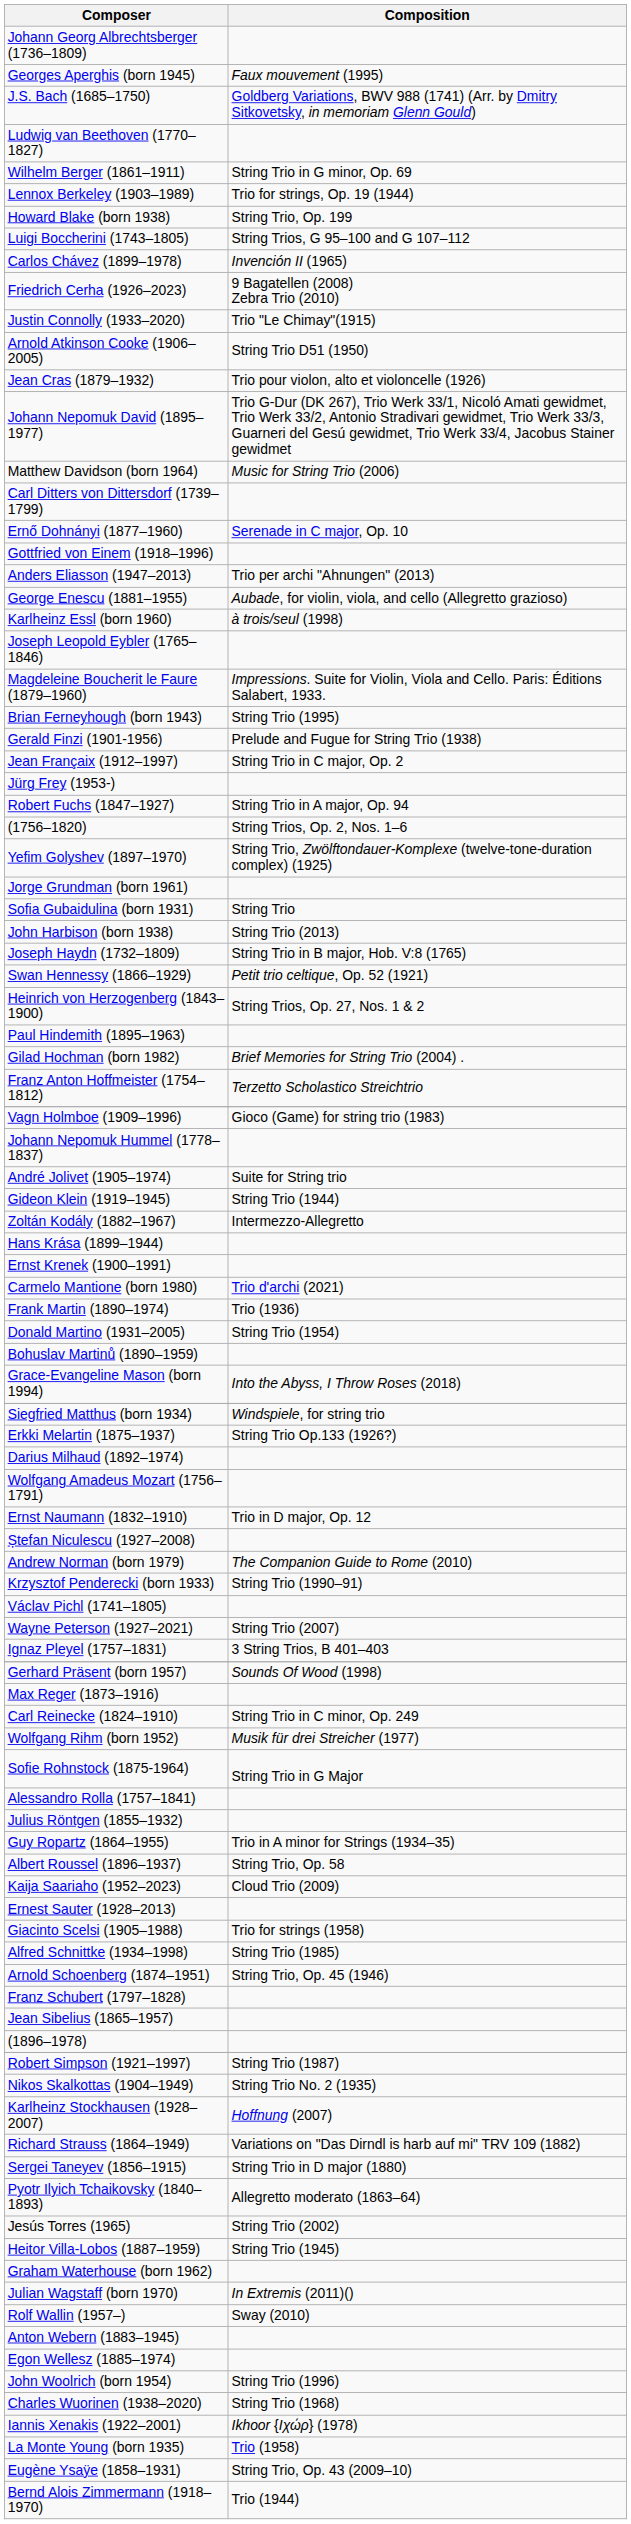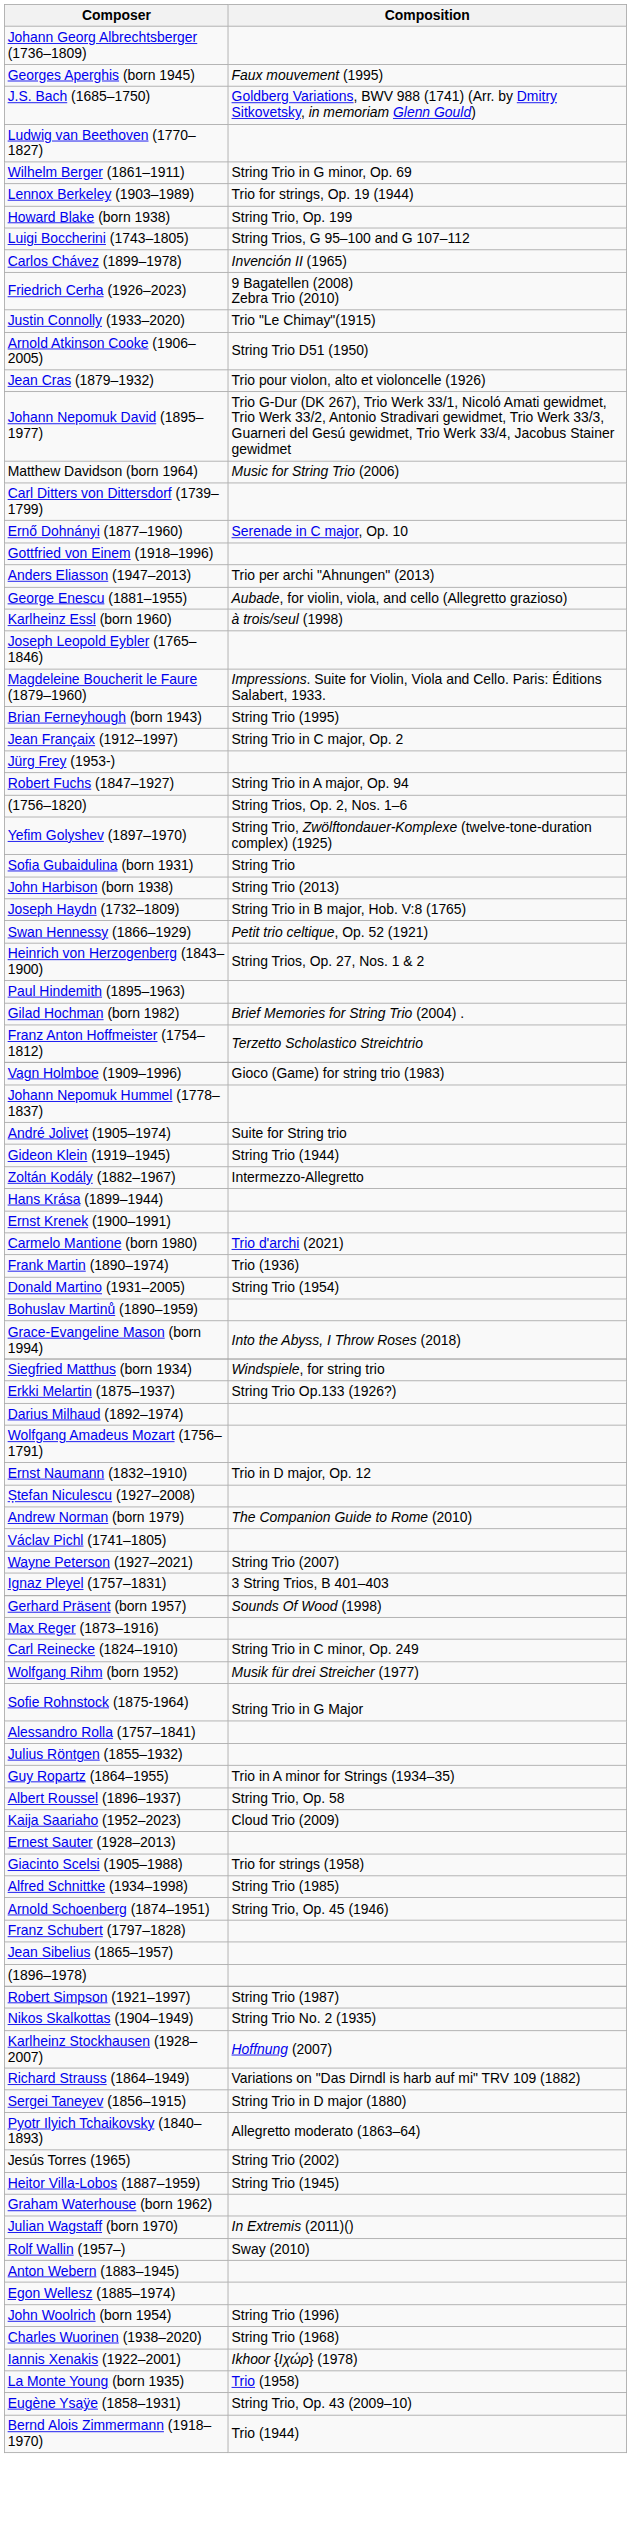- row: (85, 739)
- row: (98, 887)
- row: (111, 1584)
